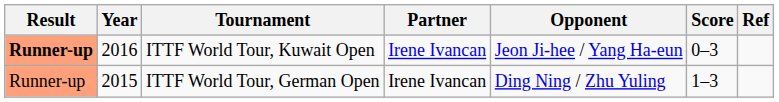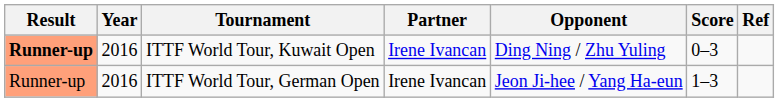(589, 50) Jeon Ji-hee / Yang Ha-eun -> (580, 50) Ding Ning / Zhu Yuling
(120, 81) 2015 -> (120, 81) 2016
(580, 81) Ding Ning / Zhu Yuling -> (589, 81) Jeon Ji-hee / Yang Ha-eun
